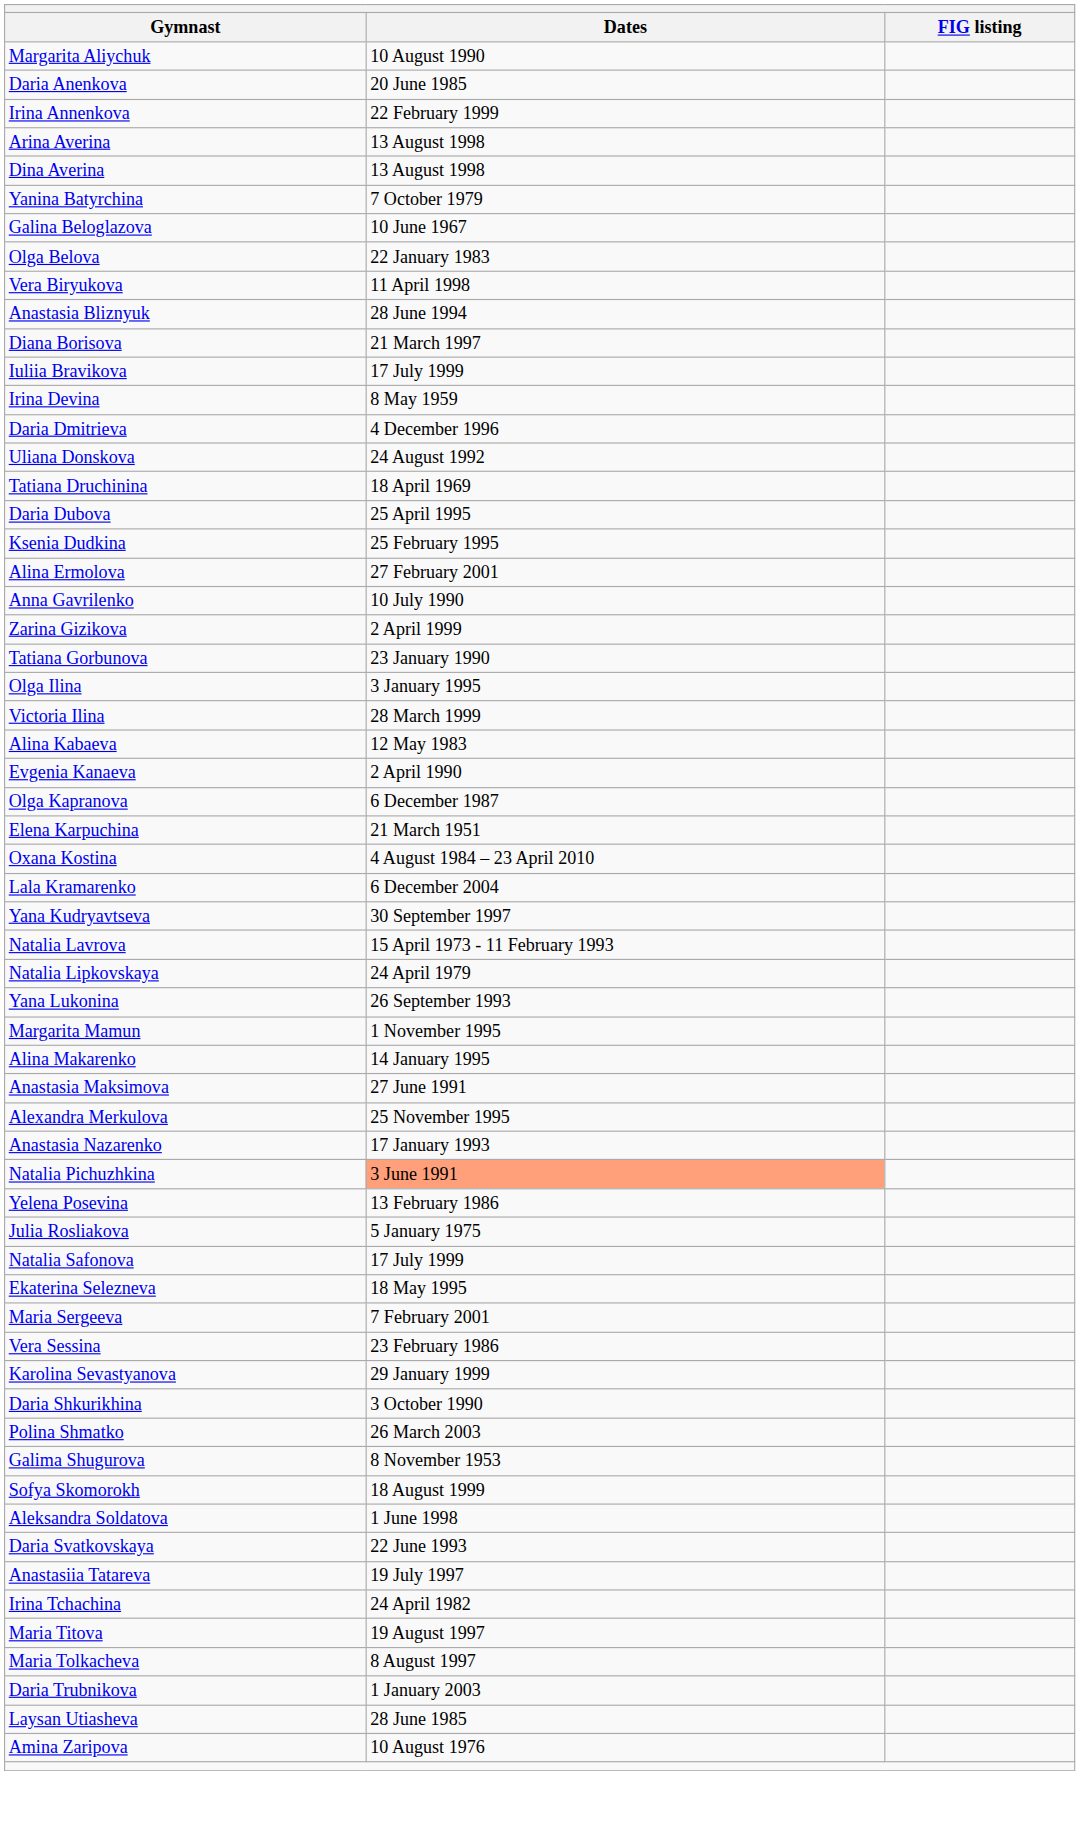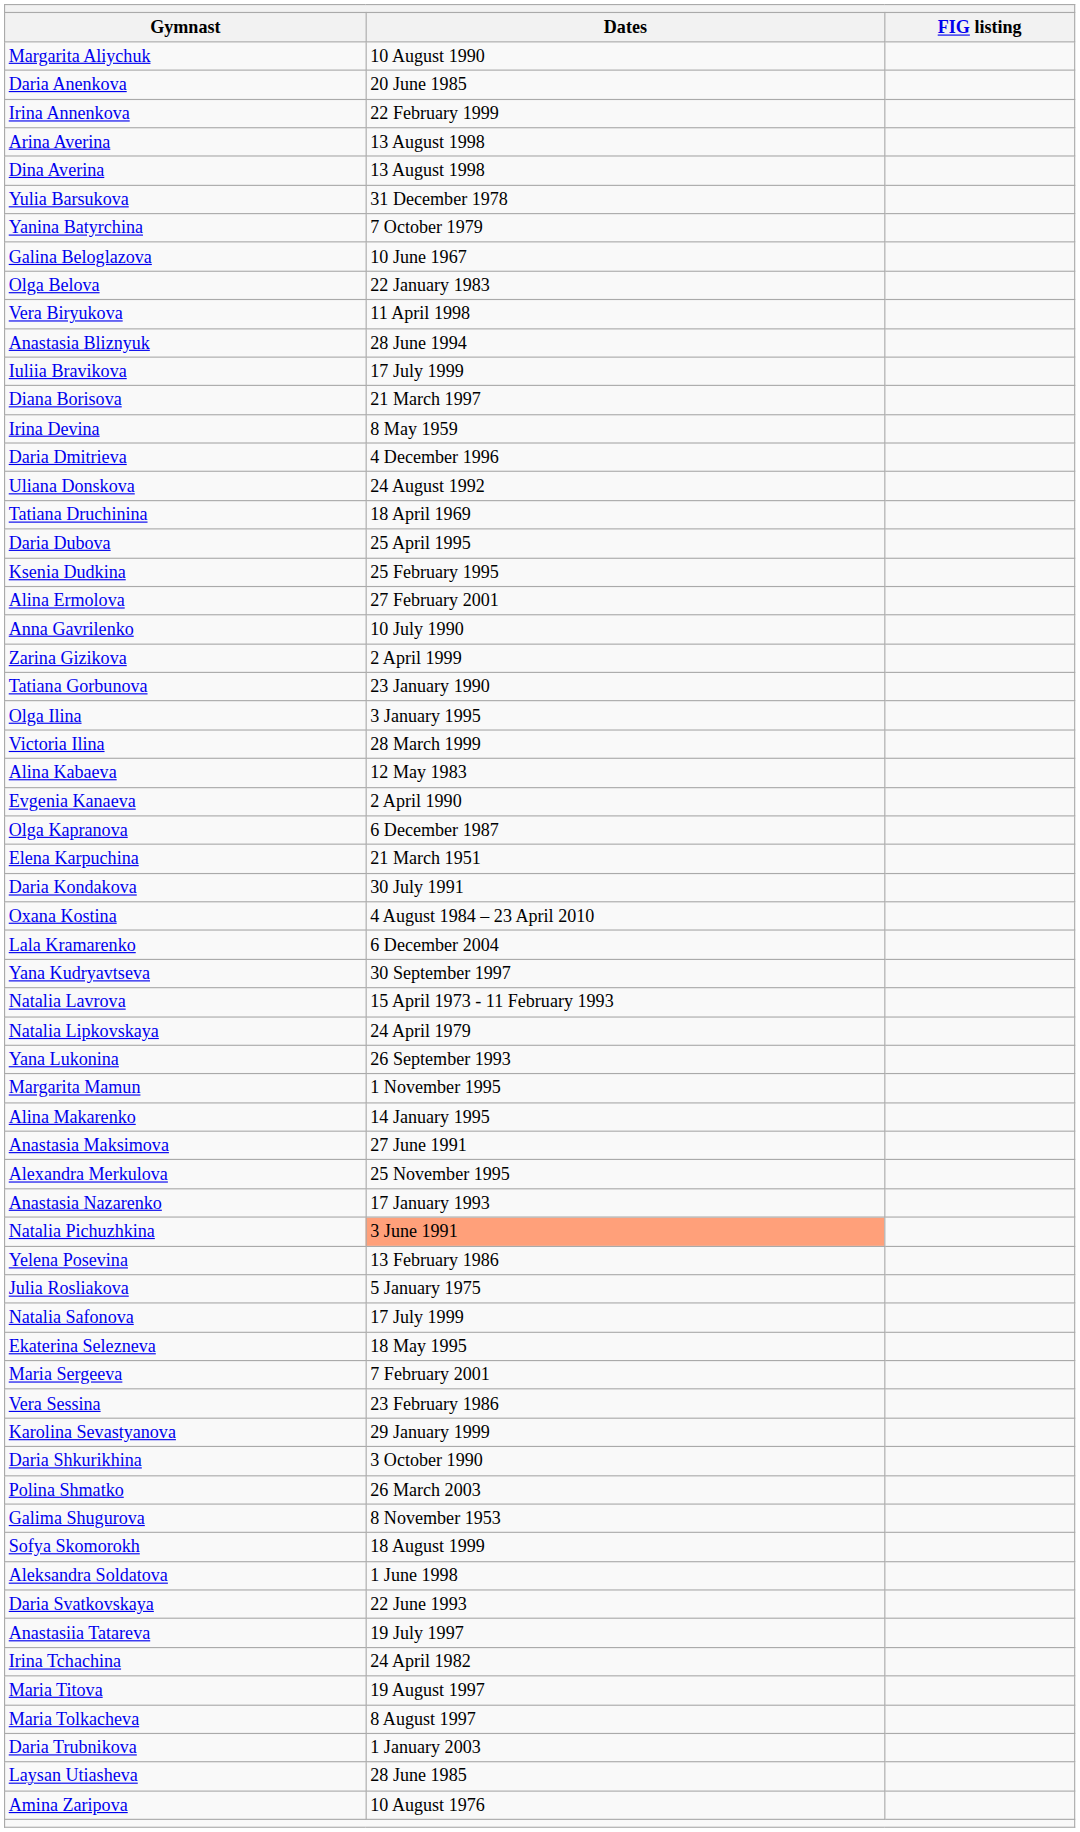+ row: (69, 199)
rows swapped: (65, 342) <-> (68, 371)
+ row: (73, 887)
